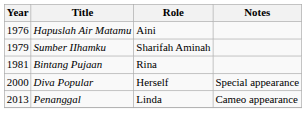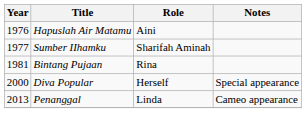(18, 47) 1979 -> (18, 47) 1977
